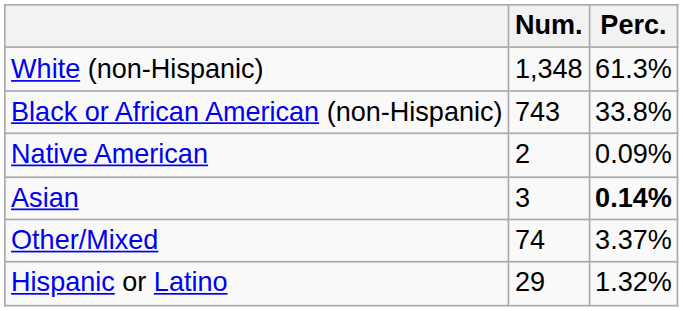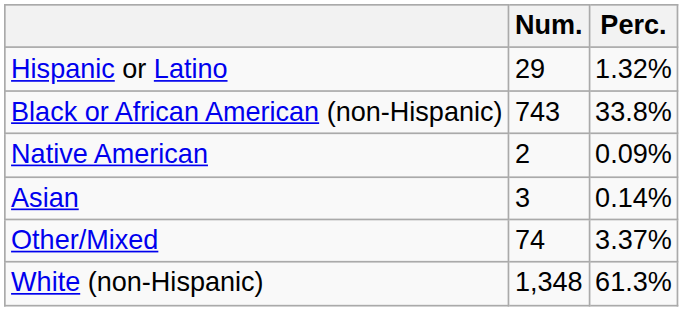rows swapped: (137, 68) <-> (119, 283)
(633, 197) bold -> (633, 197) normal
